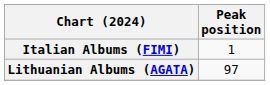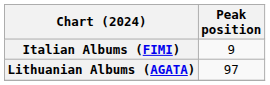(231, 49) 1 -> (231, 49) 9
